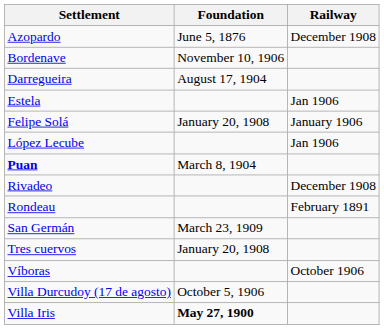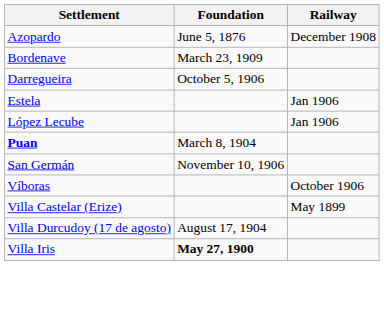(231, 57) November 10, 1906 -> (220, 57) March 23, 1909
(222, 79) August 17, 1904 -> (221, 79) October 5, 1906
- row: (38, 121)
- row: (30, 185)
- row: (31, 206)
(220, 228) March 23, 1909 -> (231, 164) November 10, 1906
- row: (42, 249)
+ row: (65, 206)
(221, 292) October 5, 1906 -> (222, 228) August 17, 1904
